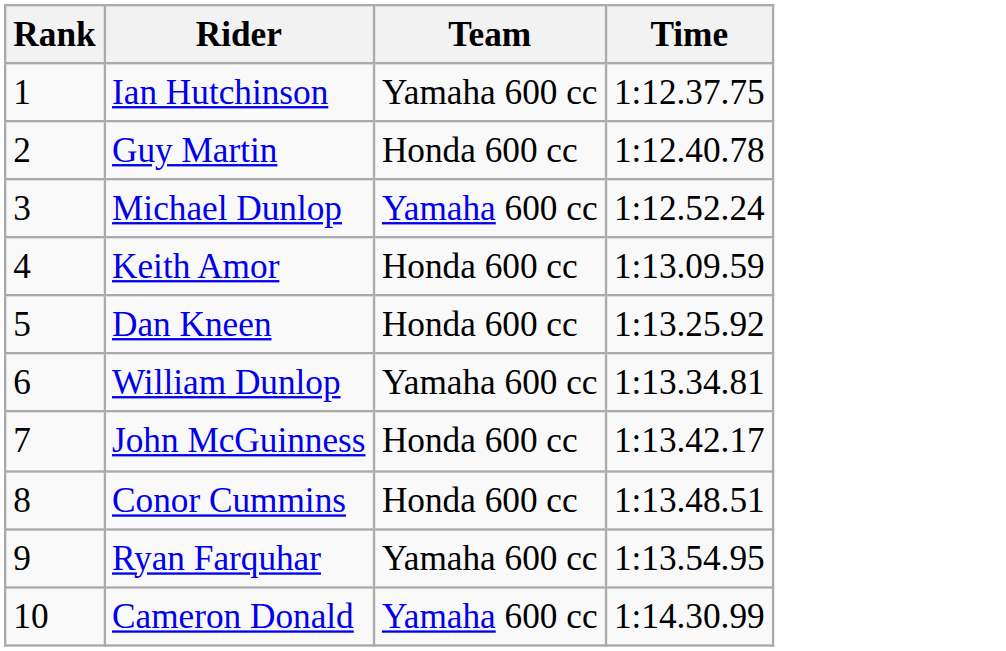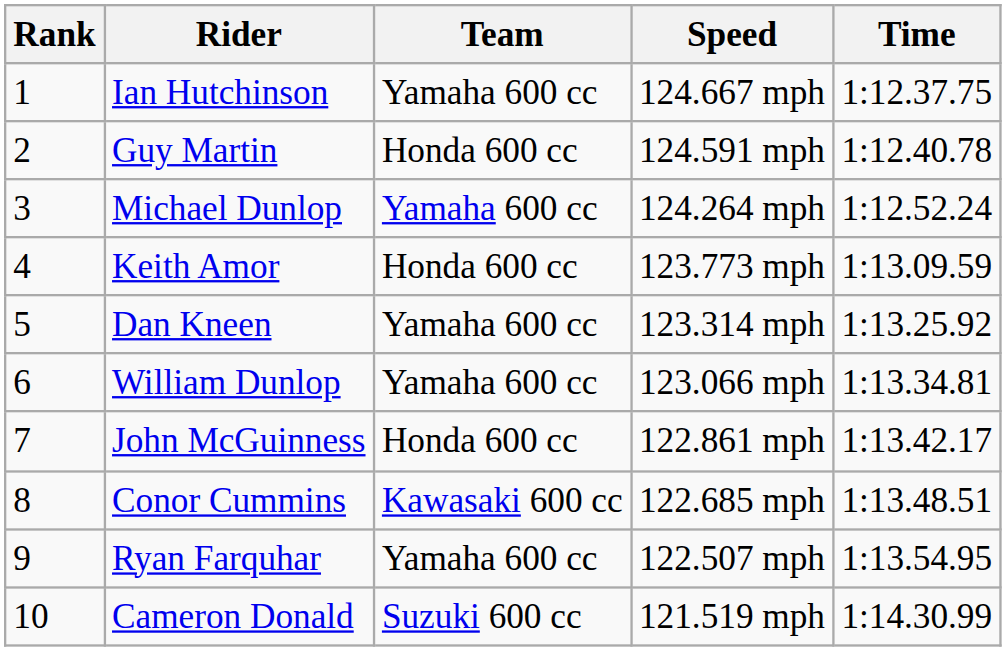+ column: (732, 33)
(480, 324) Honda 600 cc -> (490, 324) Yamaha 600 cc
(480, 498) Honda 600 cc -> (502, 498) Kawasaki 600 cc
(490, 615) Yamaha 600 cc -> (482, 615) Suzuki 600 cc
